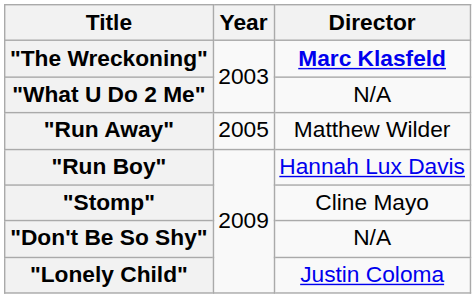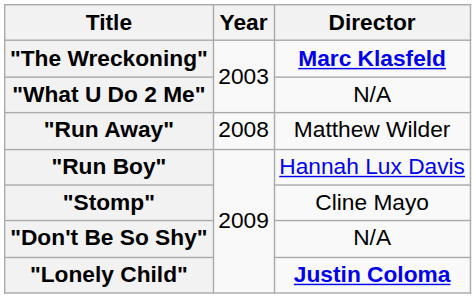(244, 130) 2005 -> (244, 130) 2008
(372, 274) normal -> (372, 274) bold
